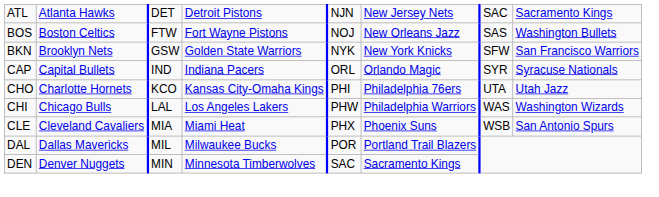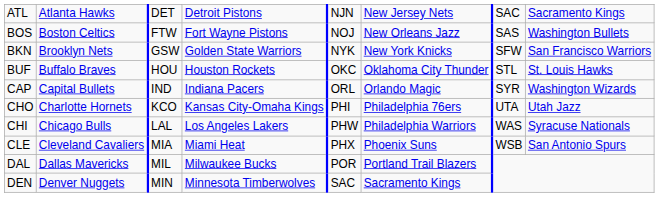+ row: (19, 70)
(567, 70) Syracuse Nationals -> (582, 88) Washington Wizards
(570, 107) Washington Wizards -> (579, 126) Syracuse Nationals
